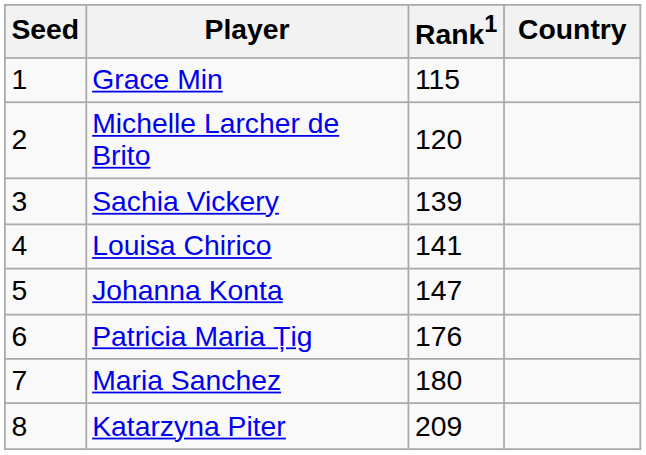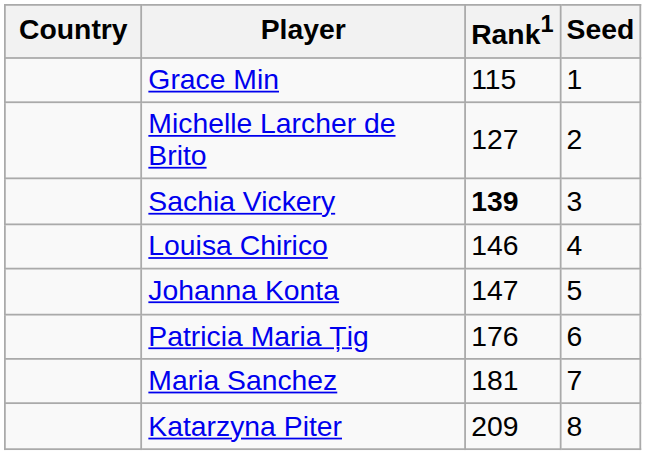columns swapped: (572, 30) <-> (45, 30)
(439, 140) 120 -> (495, 140) 127
(439, 201) normal -> (495, 201) bold
(439, 246) 141 -> (495, 246) 146
(439, 380) 180 -> (495, 380) 181
